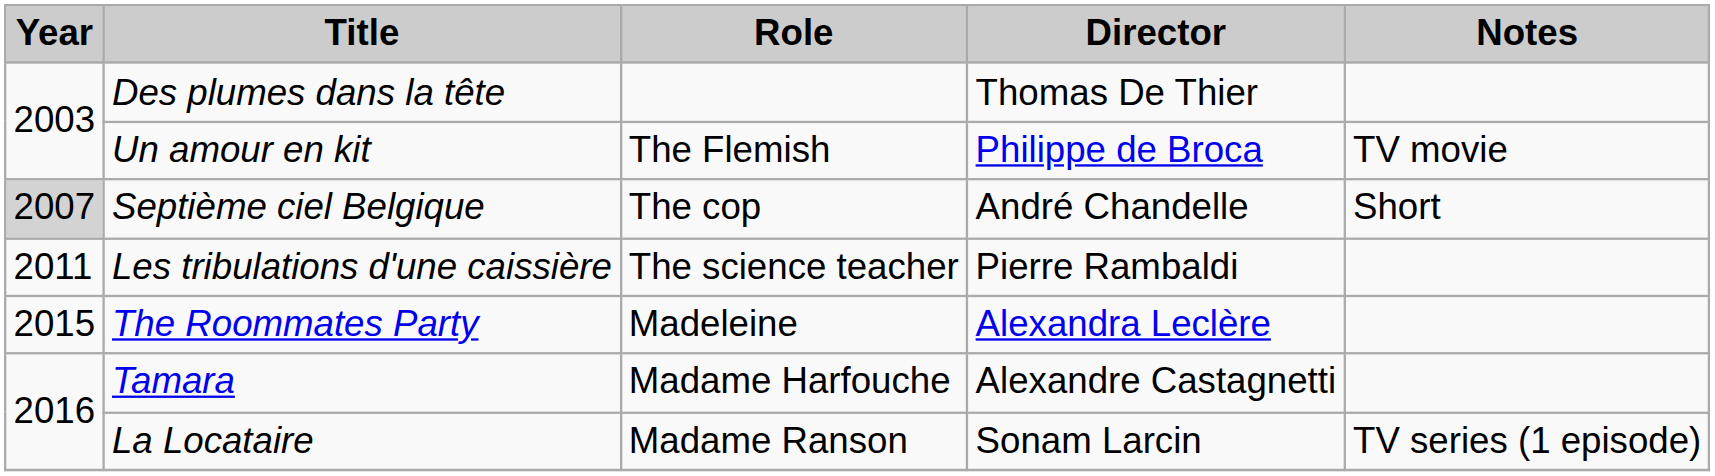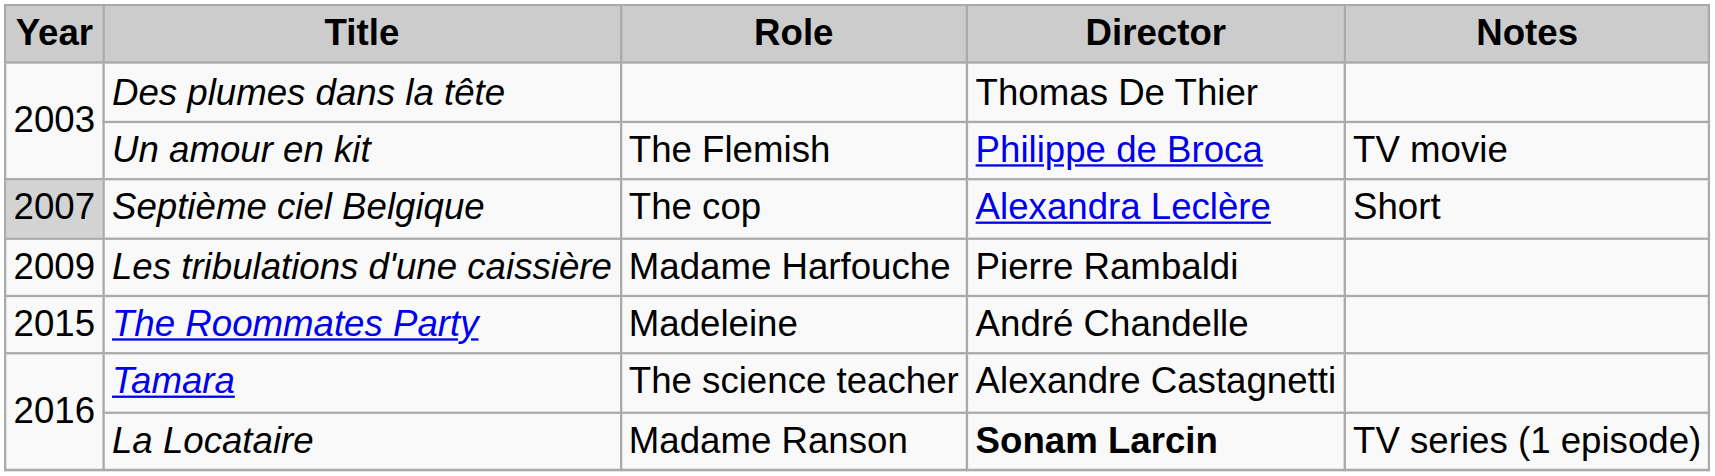(1112, 207) André Chandelle -> (1123, 207) Alexandra Leclère
(53, 265) 2011 -> (54, 265) 2009
(794, 265) The science teacher -> (790, 265) Madame Harfouche
(1123, 324) Alexandra Leclère -> (1112, 324) André Chandelle
(790, 382) Madame Harfouche -> (794, 382) The science teacher
(1089, 440) normal -> (1097, 440) bold
